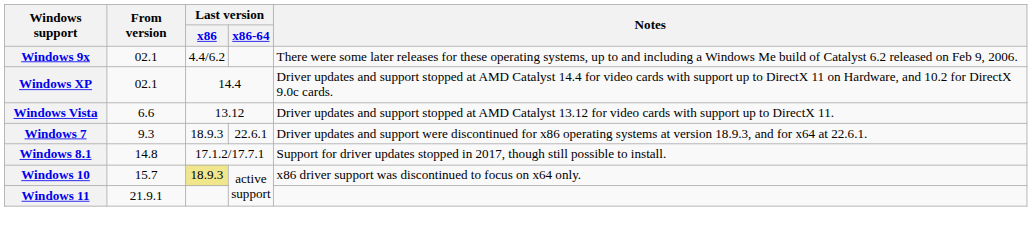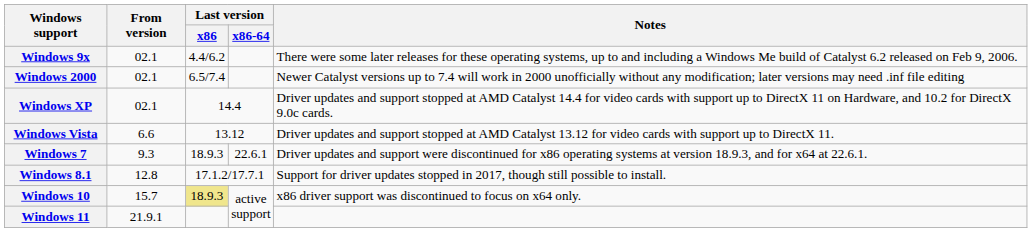+ row: (56, 77)
(146, 154) 14.8 -> (146, 175) 12.8
